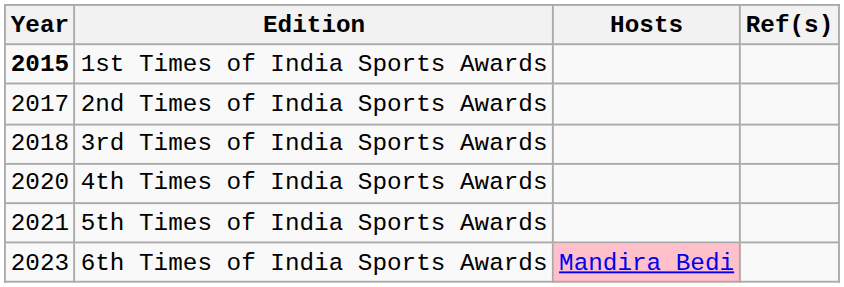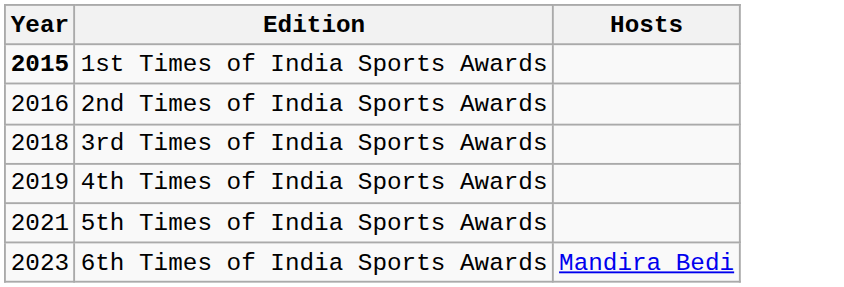- column: (789, 25)
(40, 104) 2017 -> (40, 104) 2016
(40, 183) 2020 -> (40, 183) 2019
(647, 262) pink background -> (647, 262) no background
